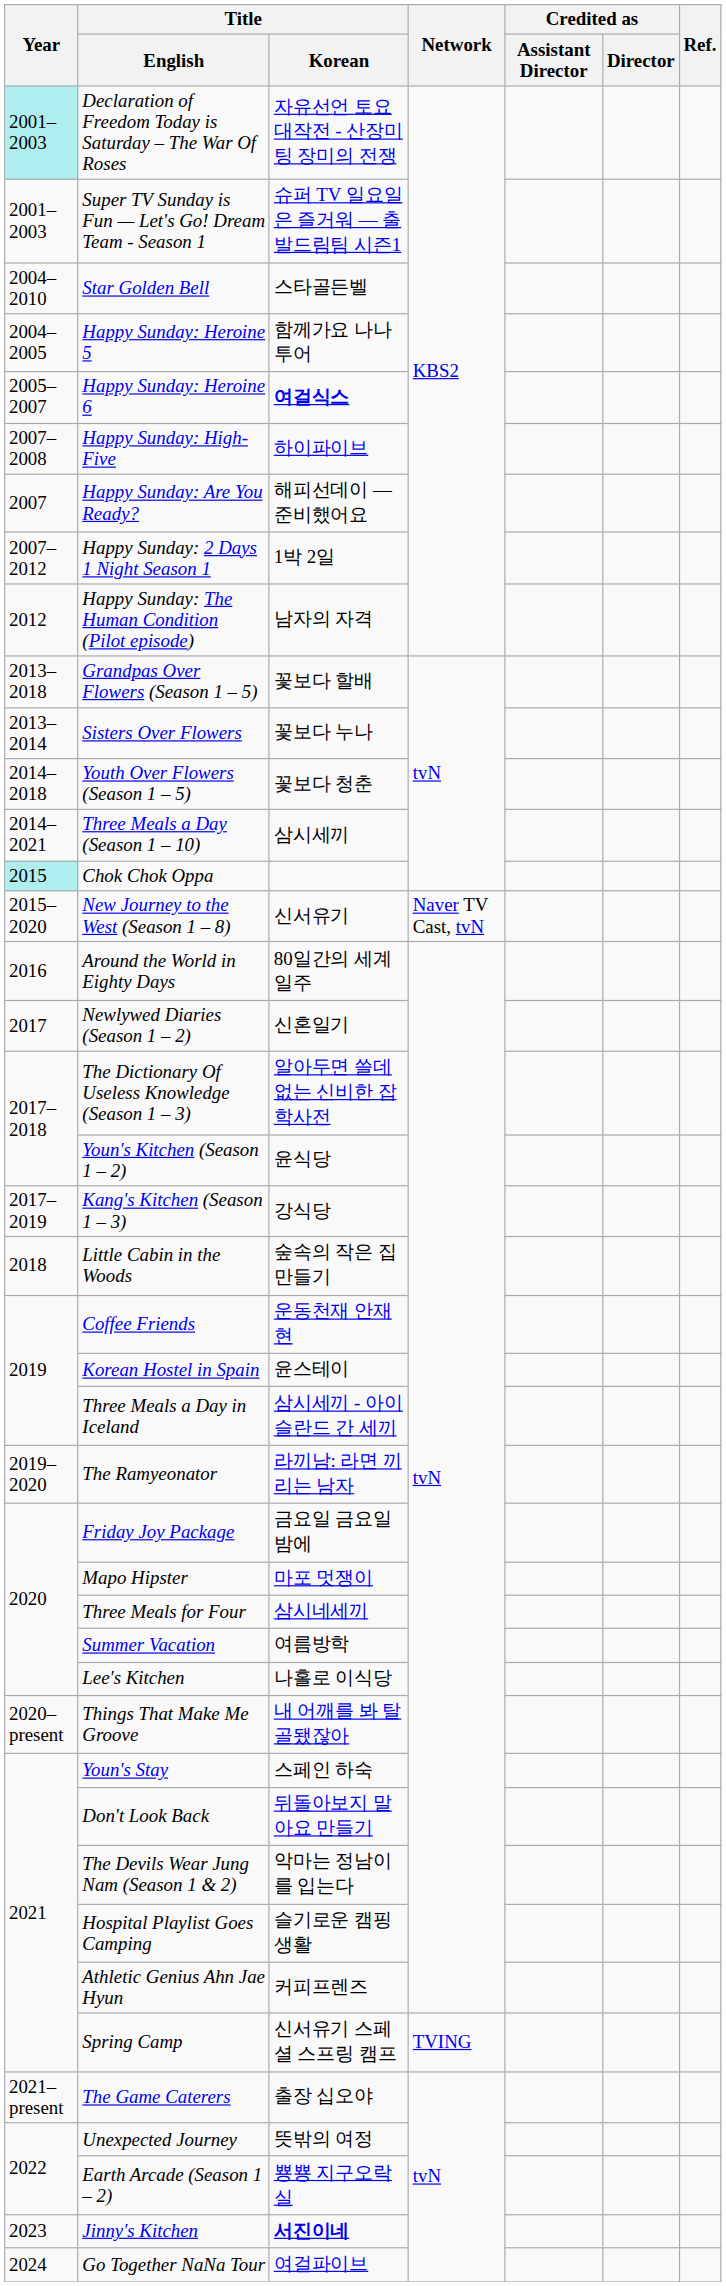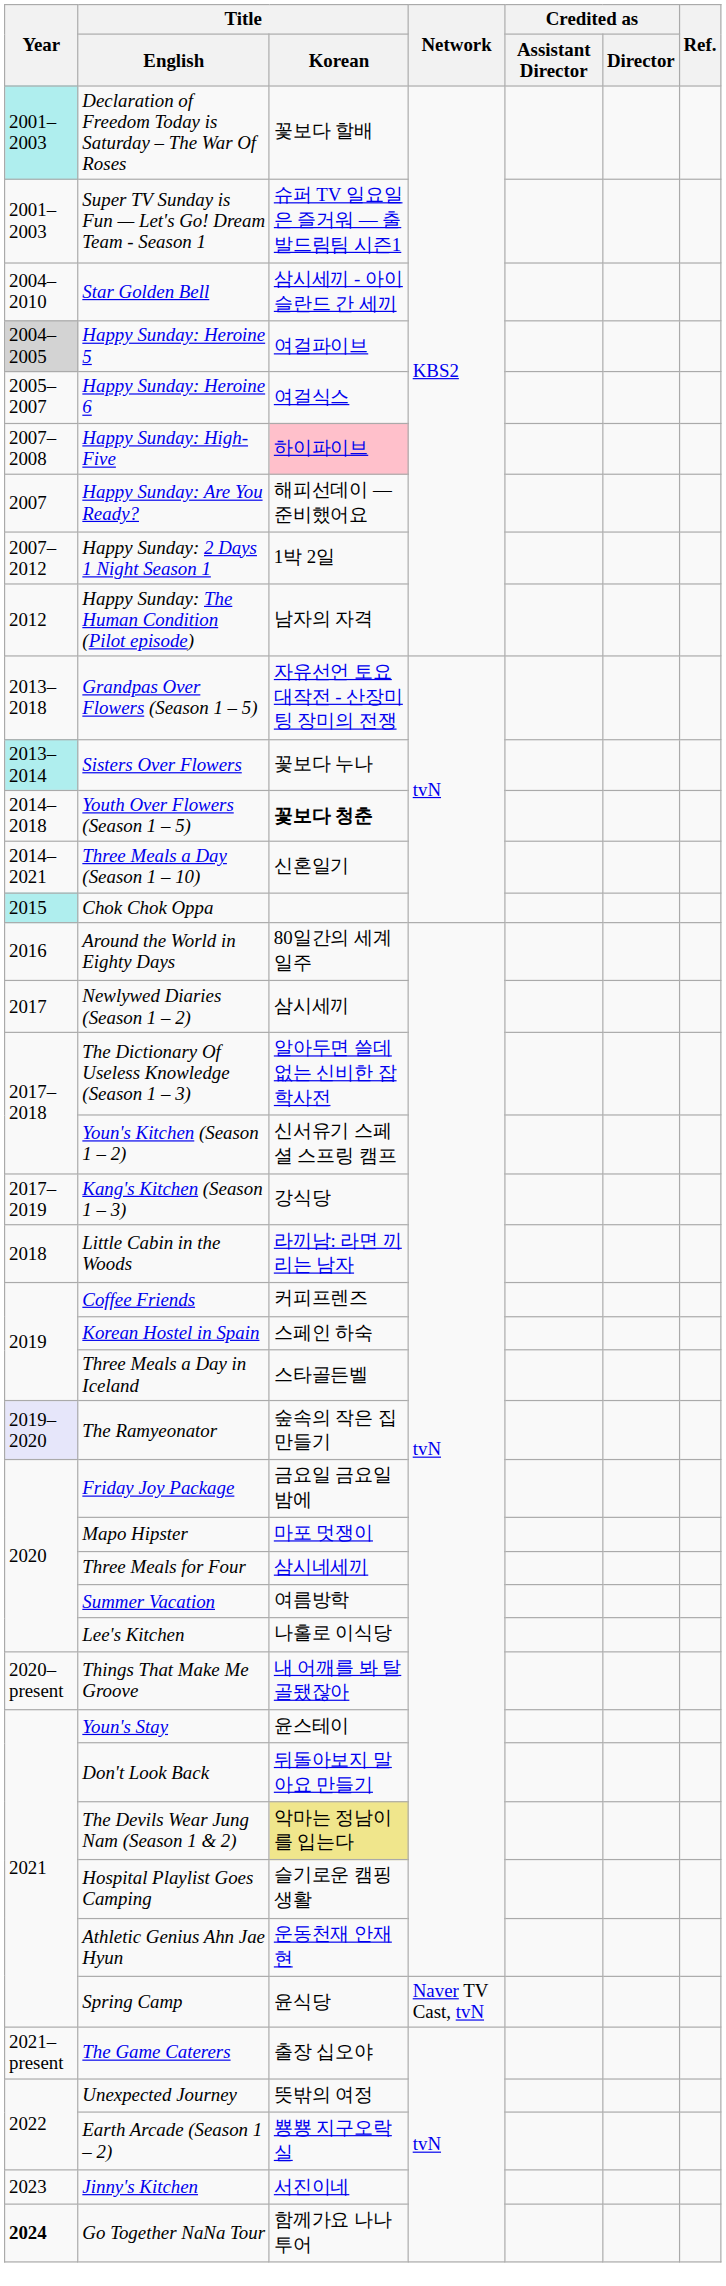(338, 131) 자유선언 토요대작전 - 산장미팅 장미의 전쟁 -> (323, 131) 꽃보다 할배
(321, 287) 스타골든벨 -> (338, 290) 삼시세끼 - 아이슬란드 간 세끼
(33, 342) no background -> (33, 346) lightgrey background
(333, 342) 함께가요 나나투어 -> (321, 345) 여걸파이브
(312, 396) bold -> (312, 396) normal
(321, 447) no background -> (321, 447) pink background
(323, 681) 꽃보다 할배 -> (338, 696) 자유선언 토요대작전 - 산장미팅 장미의 전쟁
(33, 732) no background -> (33, 764) paleturquoise background
(323, 783) normal -> (323, 815) bold
(312, 834) 삼시세끼 -> (312, 866) 신혼일기
- row: (156, 916)
(312, 1025) 신혼일기 -> (312, 1005) 삼시세끼
(302, 1159) 윤식당 -> (335, 1143) 신서유기 스페셜 스프링 캠프
(335, 1265) 숲속의 작은 집 만들기 -> (338, 1253) 라끼남: 라면 끼리는 남자
(333, 1323) 운동천재 안재현 -> (321, 1298) 커피프렌즈
(312, 1369) 윤스테이 -> (323, 1332) 스페인 하숙
(338, 1415) 삼시세끼 - 아이슬란드 간 세끼 -> (321, 1374) 스타골든벨
(33, 1474) no background -> (33, 1430) lavender background
(338, 1473) 라끼남: 라면 끼리는 남자 -> (335, 1429) 숲속의 작은 집 만들기
(323, 1769) 스페인 하숙 -> (312, 1725) 윤스테이
(333, 1873) no background -> (333, 1829) khaki background
(321, 1986) 커피프렌즈 -> (333, 1946) 운동천재 안재현
(335, 2041) 신서유기 스페셜 스프링 캠프 -> (302, 2001) 윤식당
(442, 2042) TVING -> (451, 2001) Naver TV Cast, tvN
(312, 2230) bold -> (312, 2186) normal
(28, 2264) normal -> (28, 2232) bold
(321, 2263) 여걸파이브 -> (333, 2232) 함께가요 나나투어
